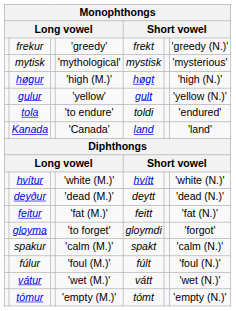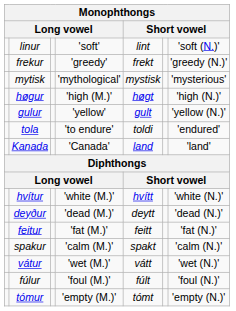+ row: (30, 46)
- row: (30, 230)
rows swapped: (30, 280) <-> (30, 264)
